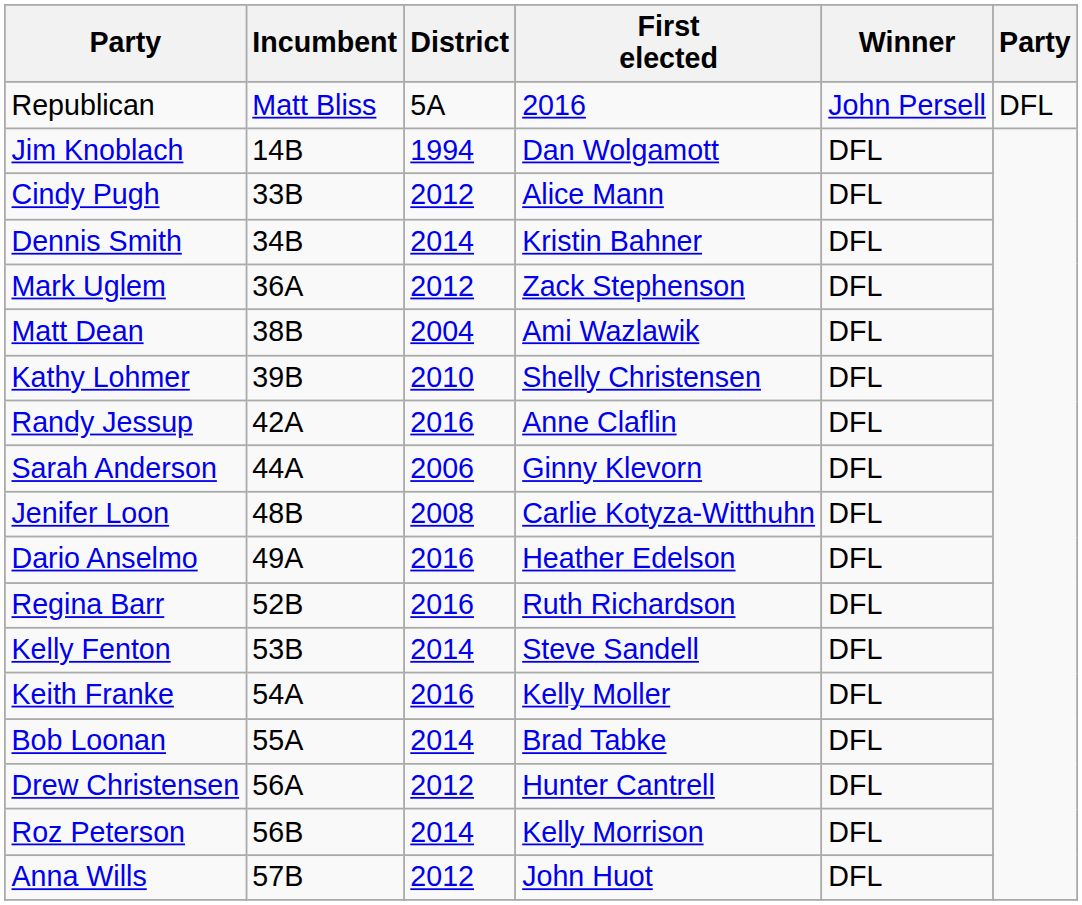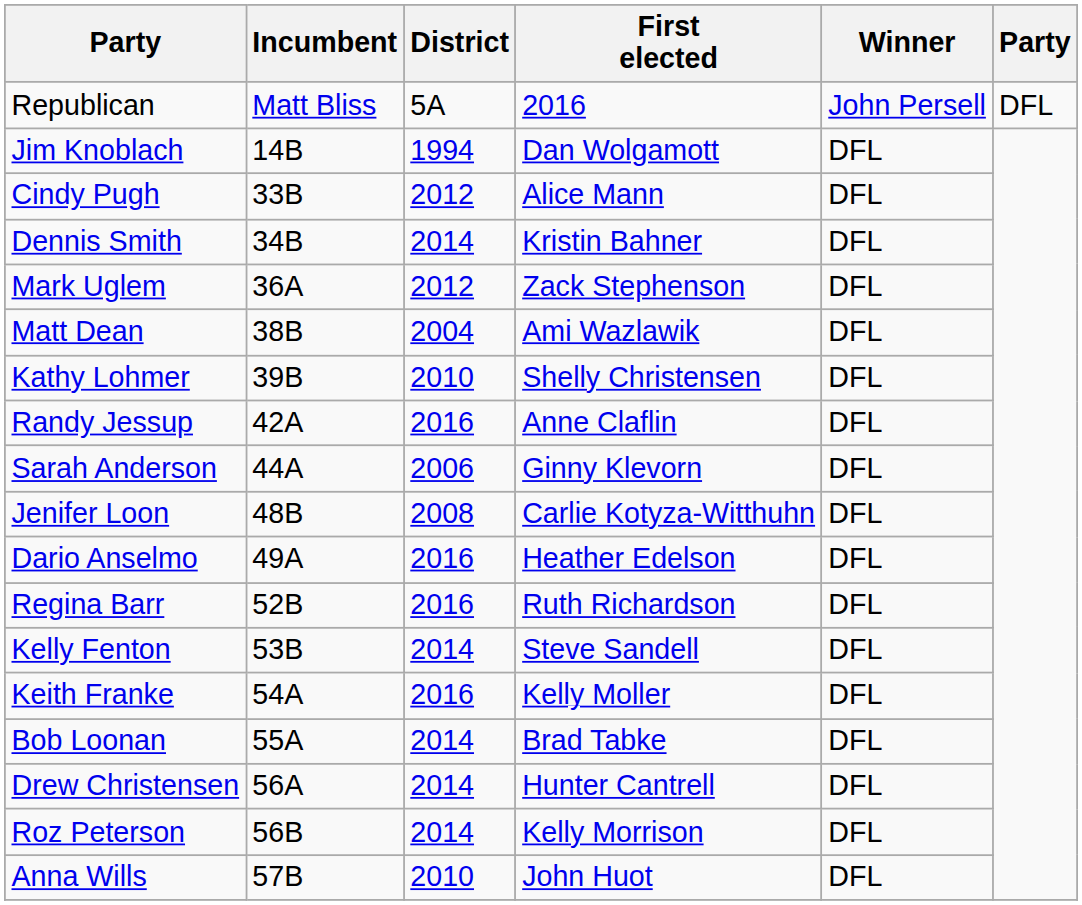(442, 786) 2012 -> (442, 786) 2014
(442, 877) 2012 -> (442, 877) 2010
